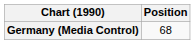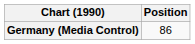(166, 30) 68 -> (166, 30) 86
